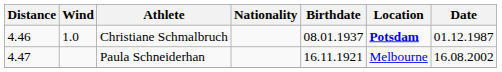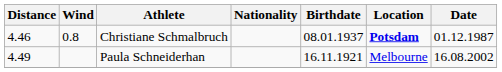(71, 36) 1.0 -> (71, 36) 0.8
(19, 57) 4.47 -> (19, 57) 4.49
